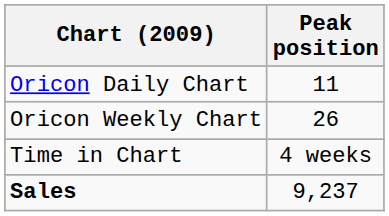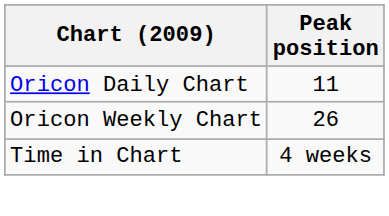- row: (43, 192)
